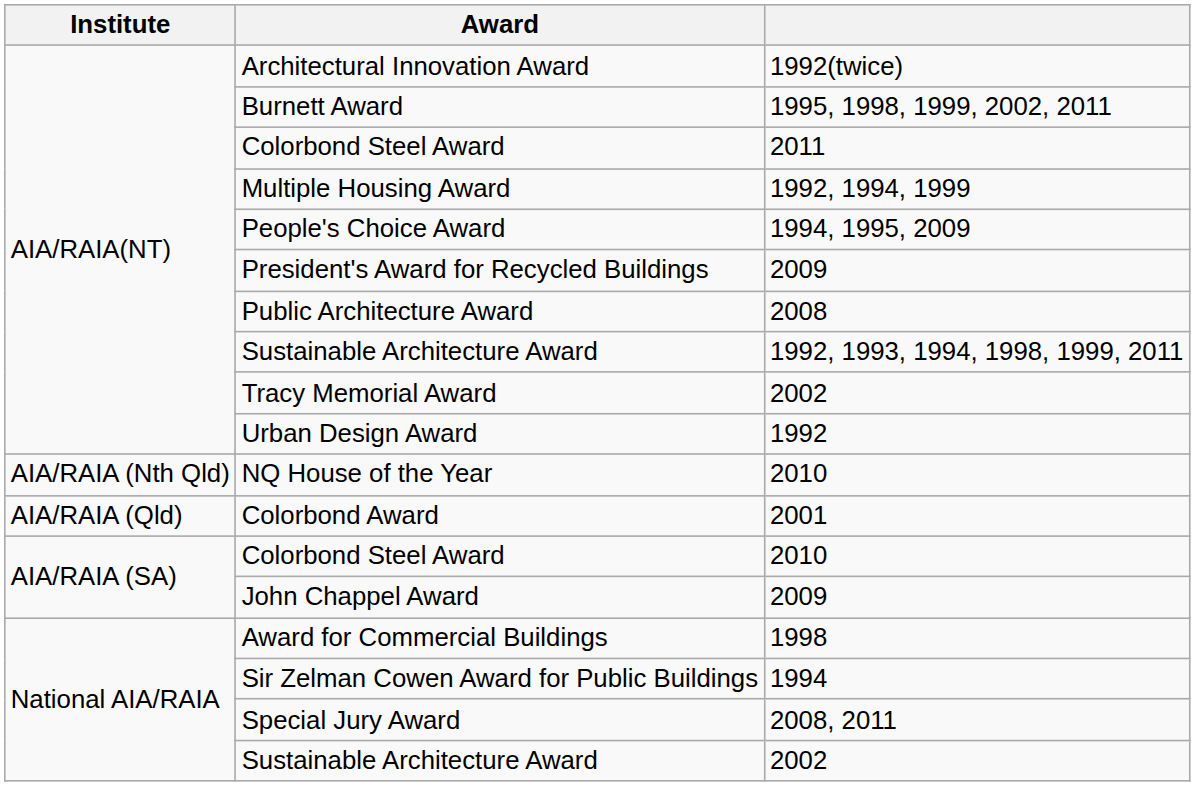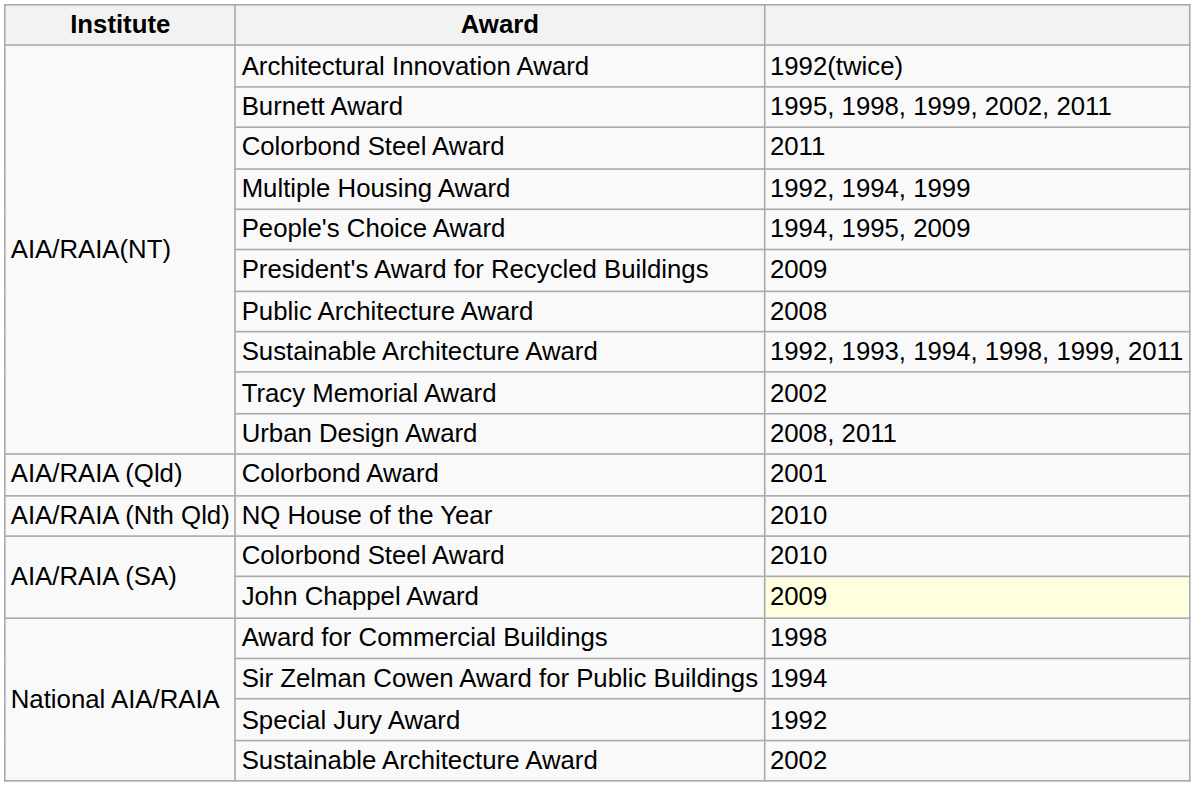(799, 433) 1992 -> (833, 433) 2008, 2011
rows swapped: (120, 474) <-> (97, 515)
(799, 596) no background -> (799, 596) lightyellow background
(833, 719) 2008, 2011 -> (799, 719) 1992
